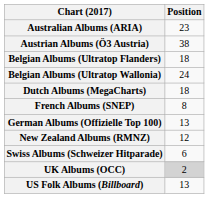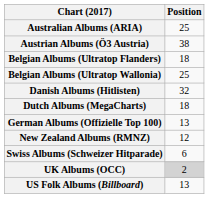(184, 28) 23 -> (184, 28) 25
(184, 75) 24 -> (184, 75) 25
+ row: (85, 91)
- row: (85, 106)
